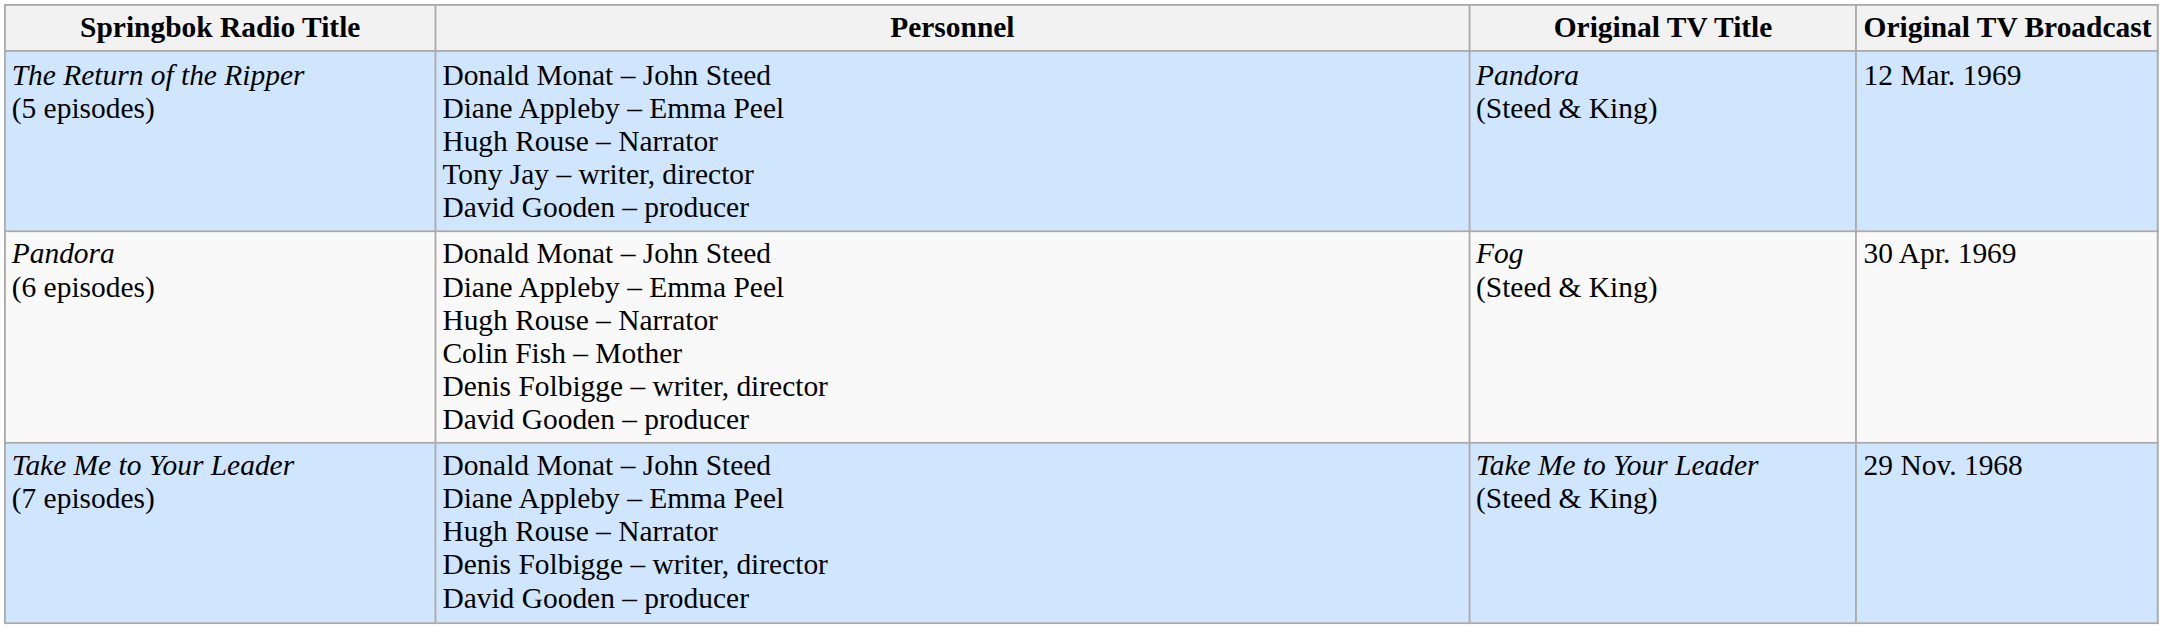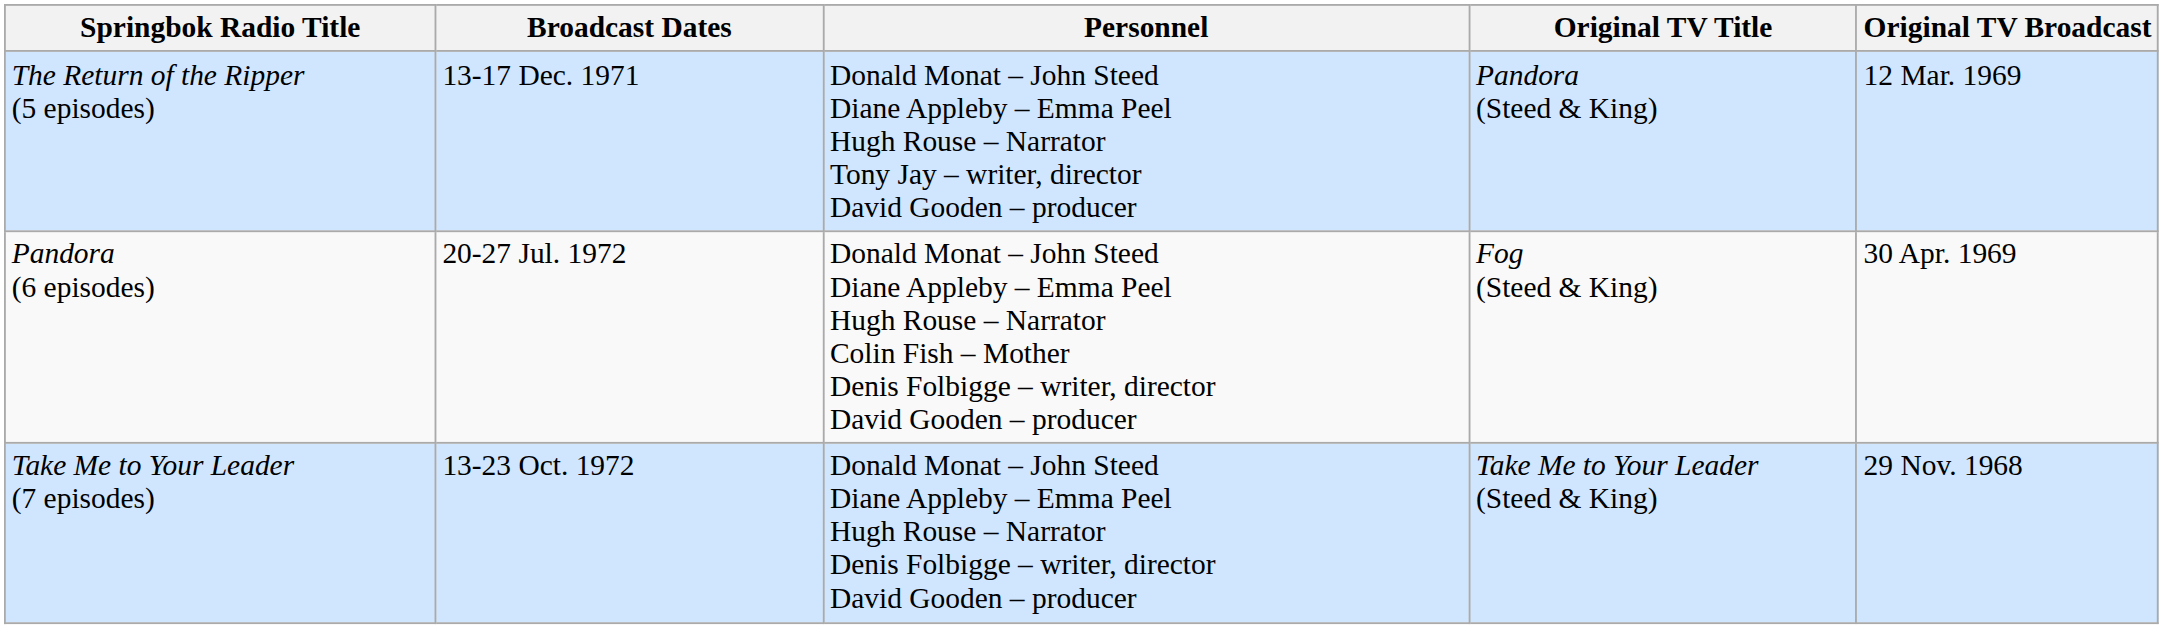+ column: (629, 27)
